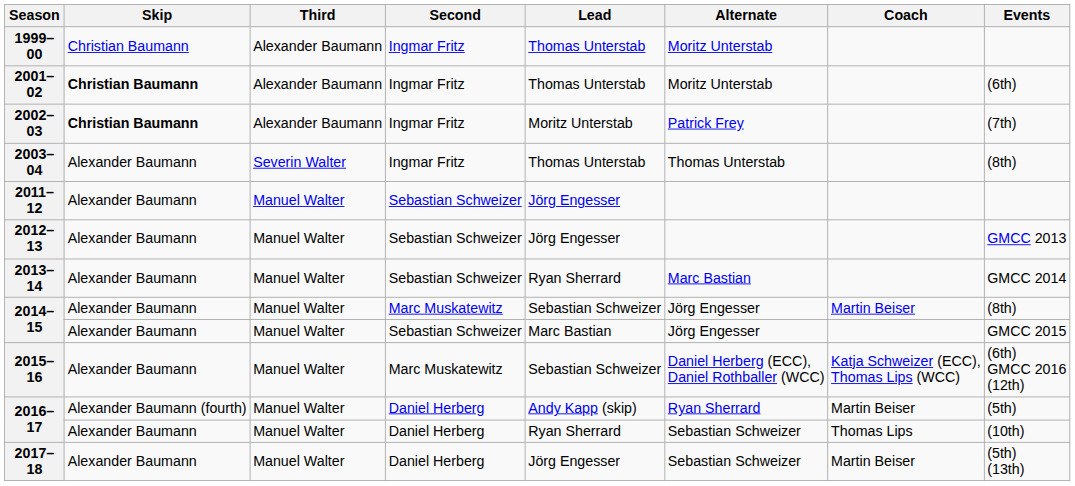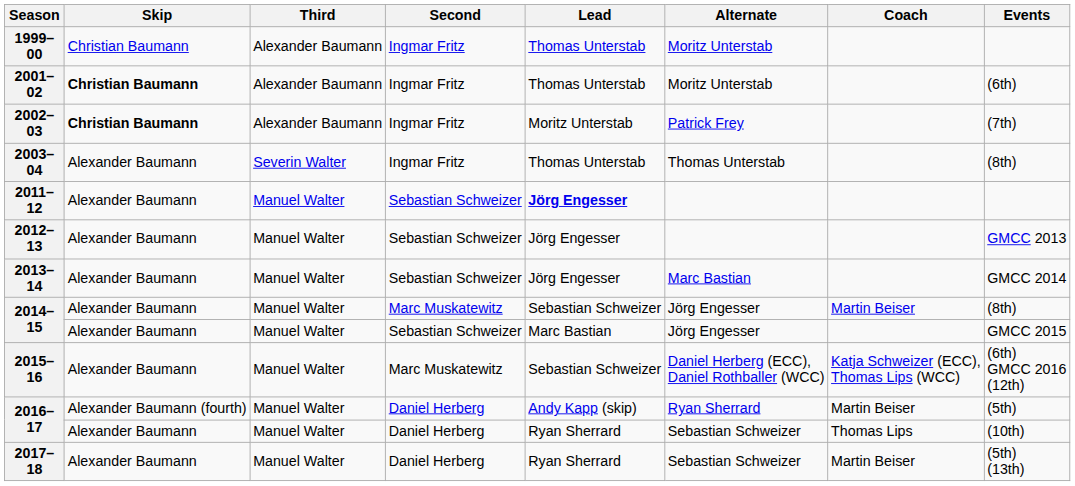(574, 200) normal -> (578, 200) bold
(575, 278) Ryan Sherrard -> (574, 278) Jörg Engesser
(574, 461) Jörg Engesser -> (575, 461) Ryan Sherrard
